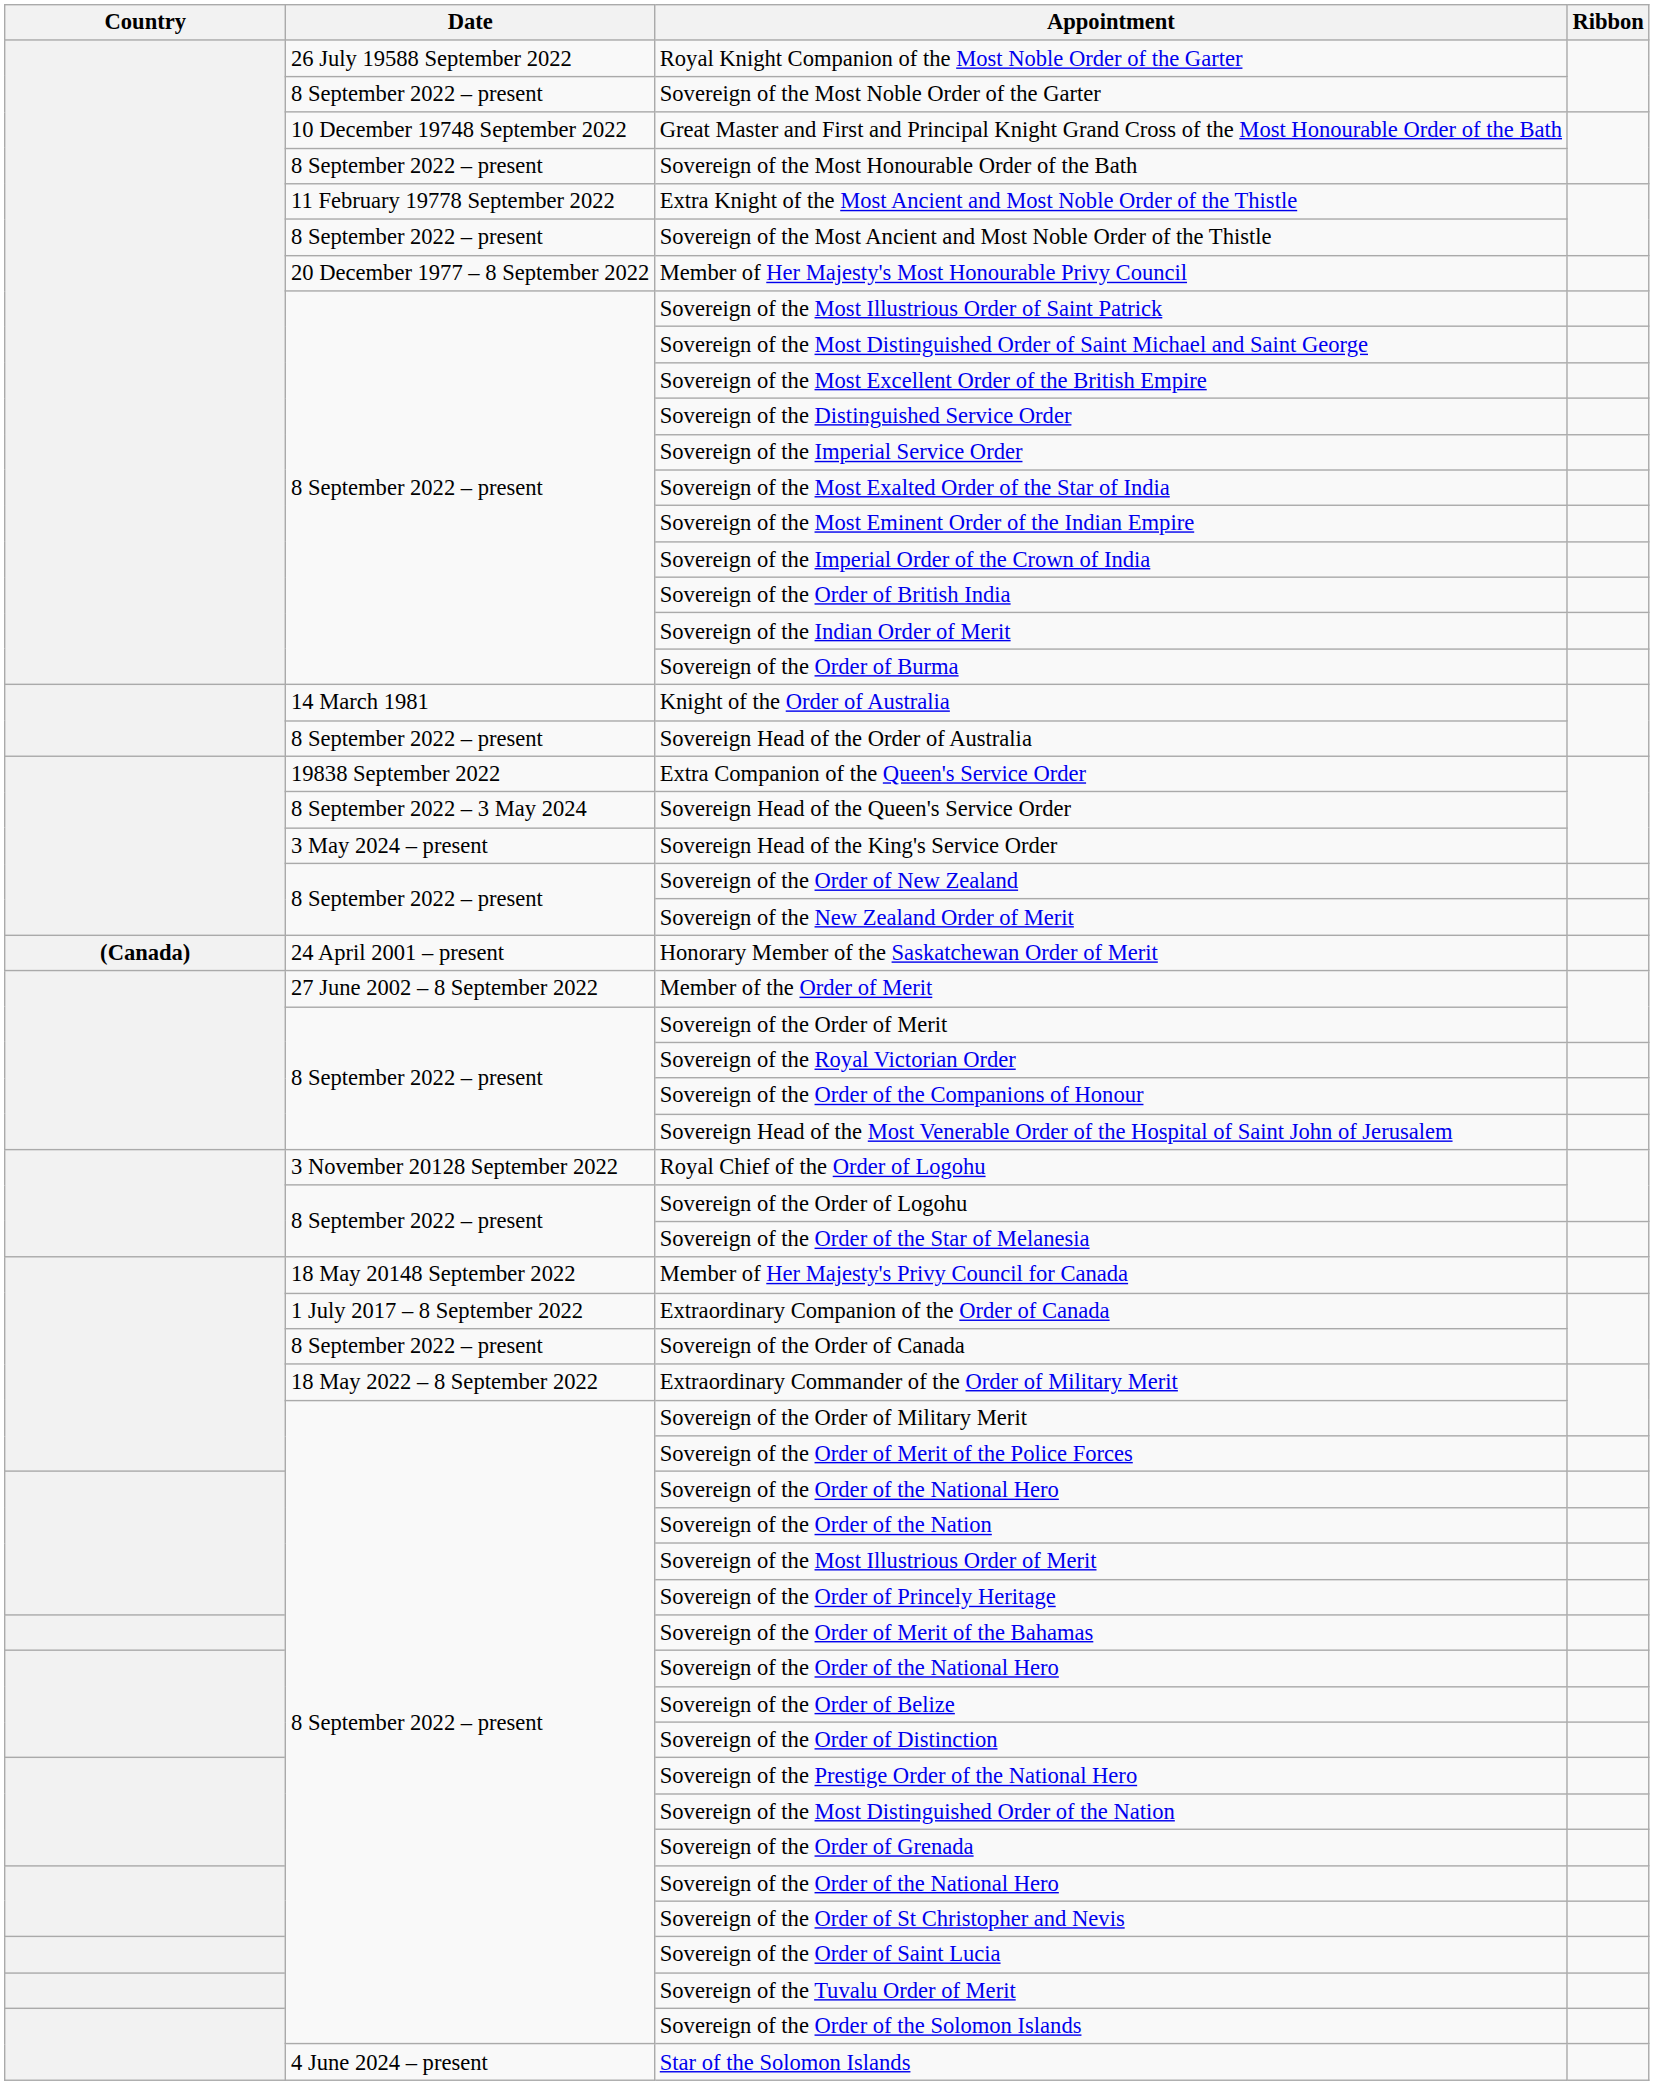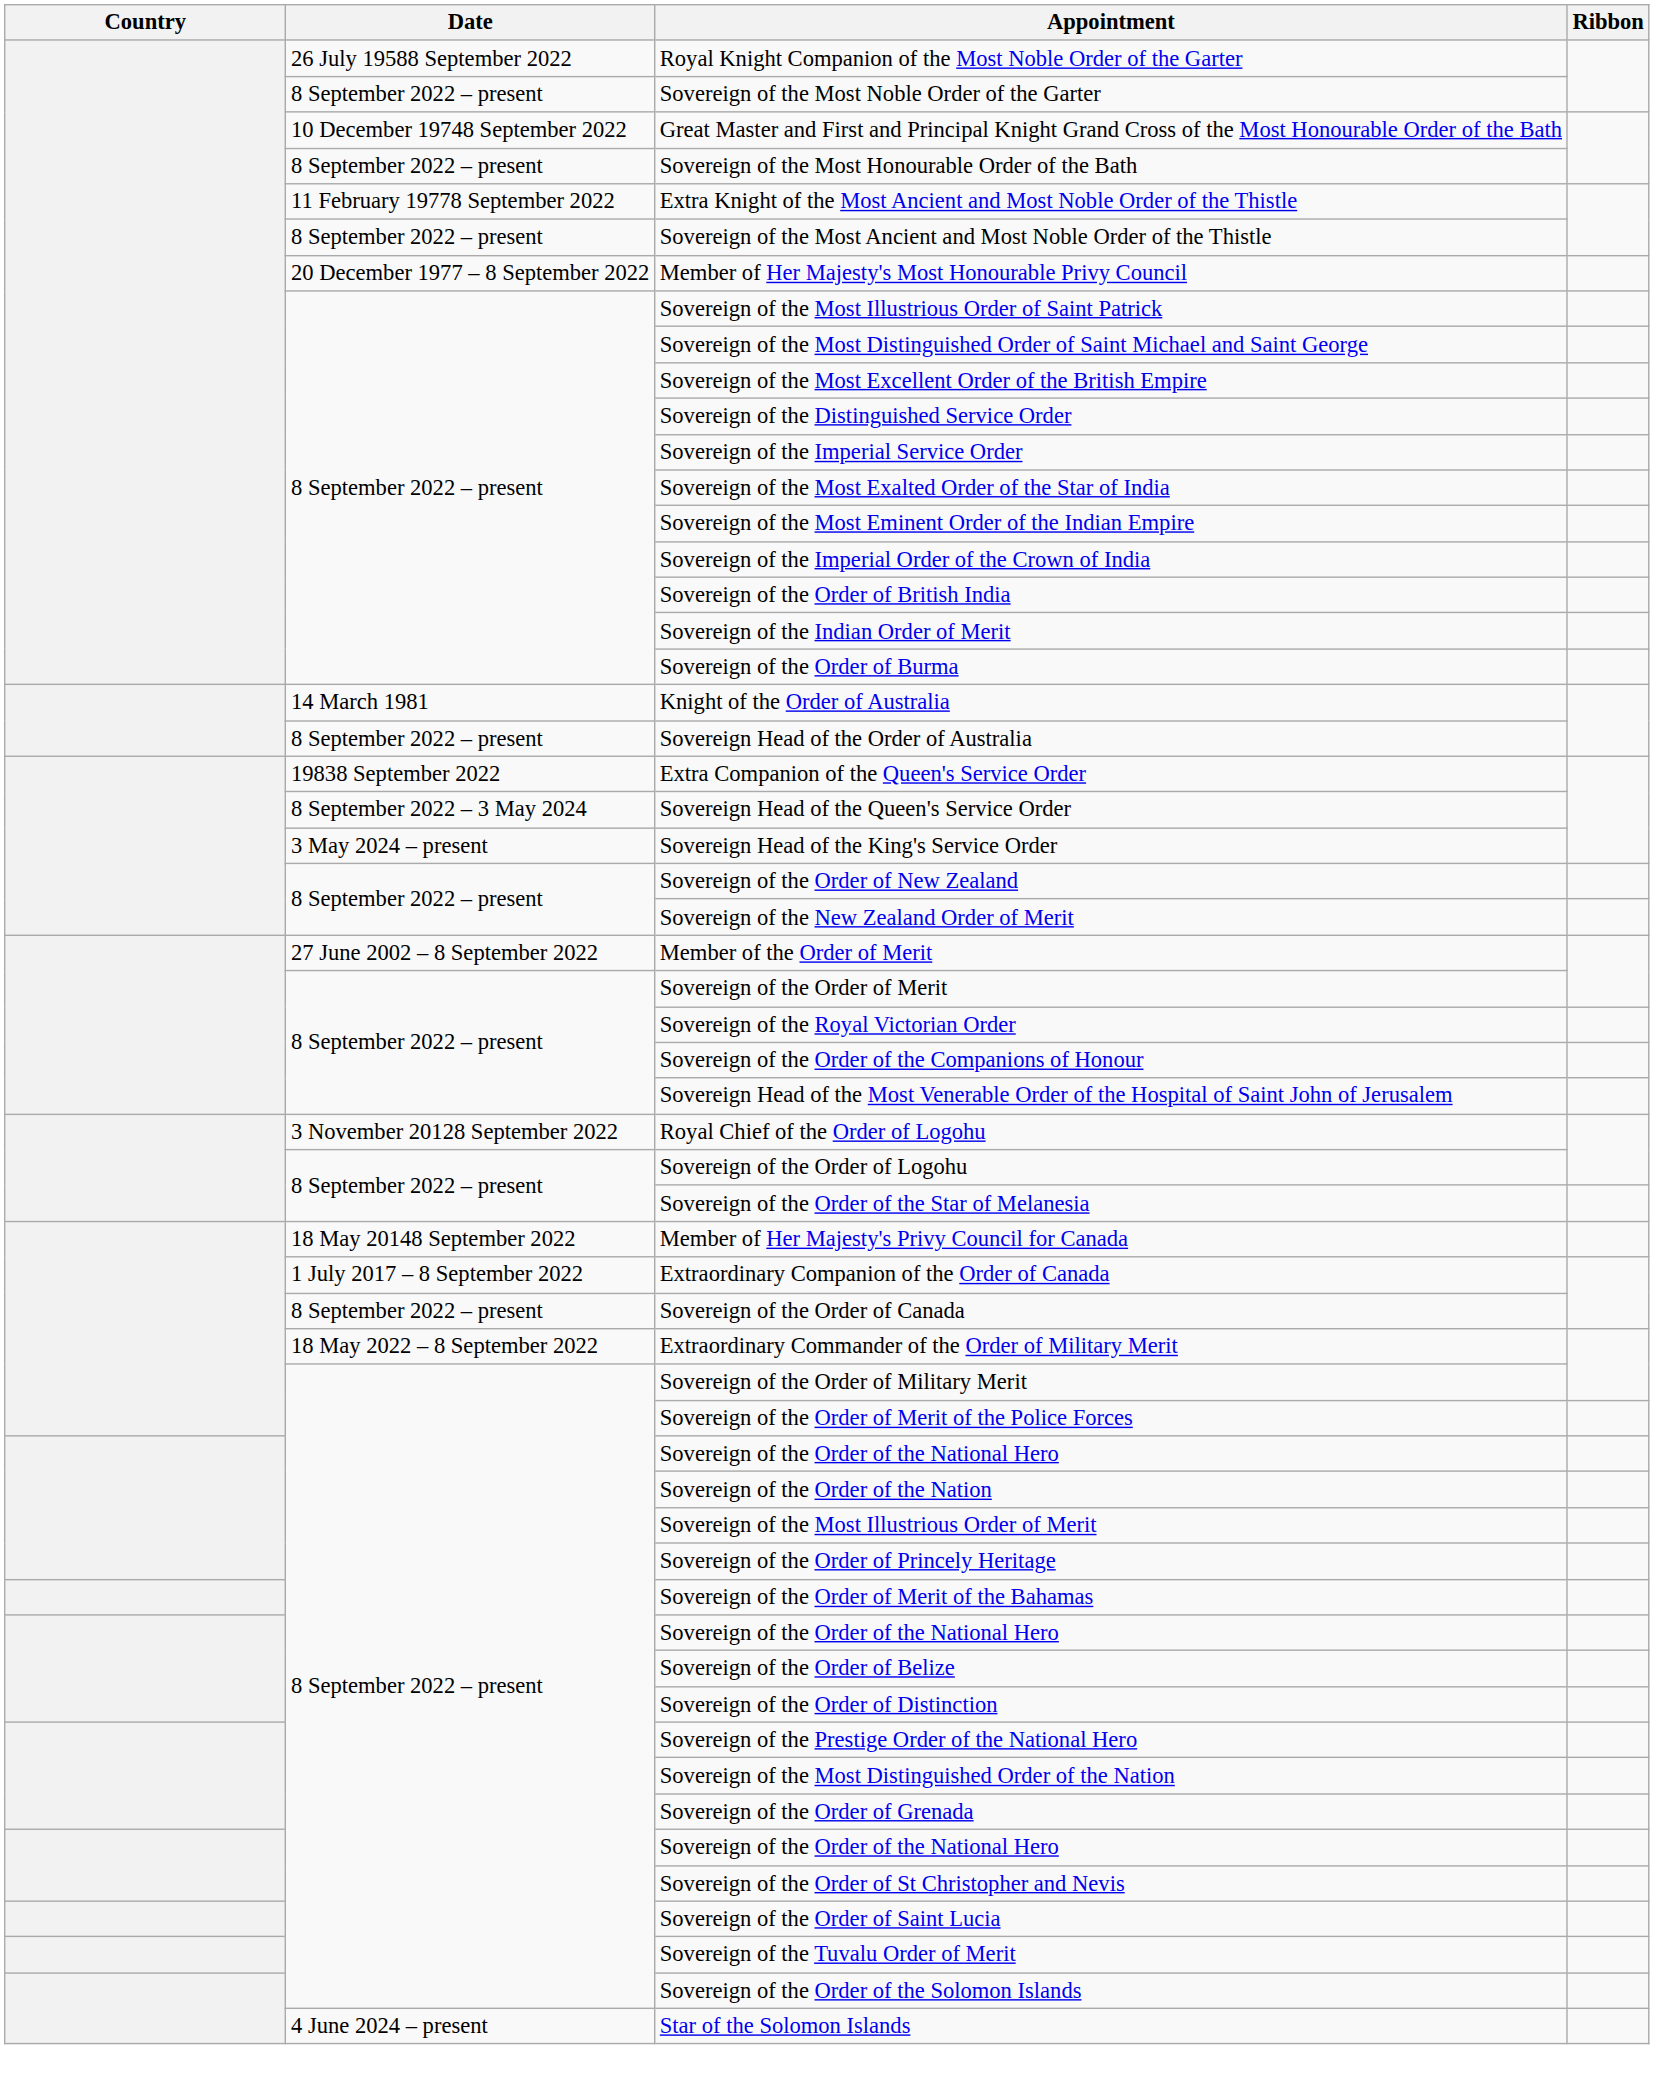- row: (398, 952)
